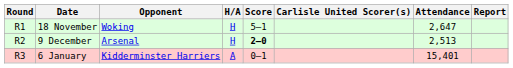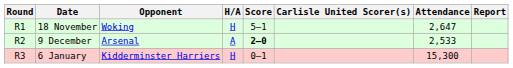(233, 41) H -> (233, 41) A
(443, 41) 2,513 -> (443, 41) 2,533
(233, 56) A -> (233, 56) H
(443, 56) 15,401 -> (443, 56) 15,300
